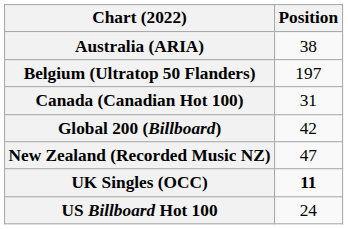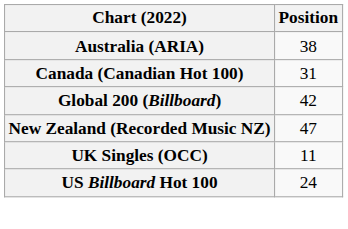- row: (140, 73)
(308, 182) bold -> (308, 155) normal
